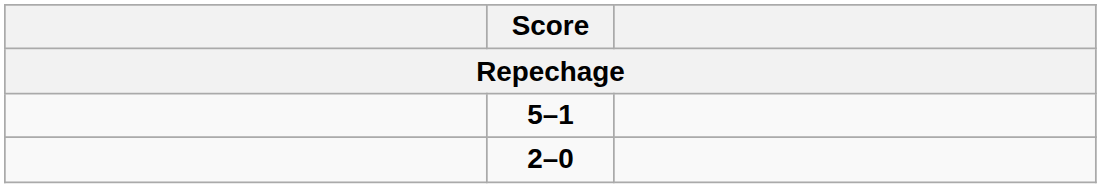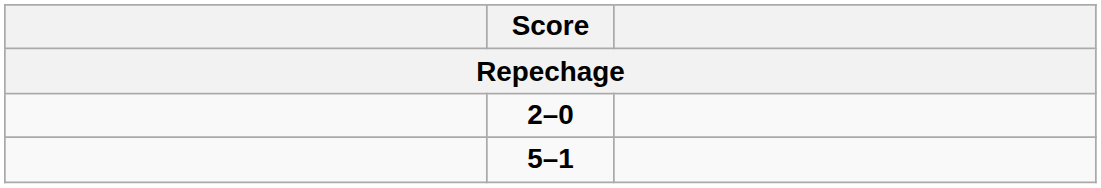rows swapped: (550, 159) <-> (550, 114)
